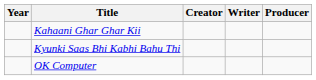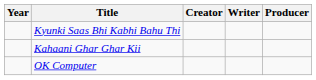rows swapped: (107, 48) <-> (87, 30)
